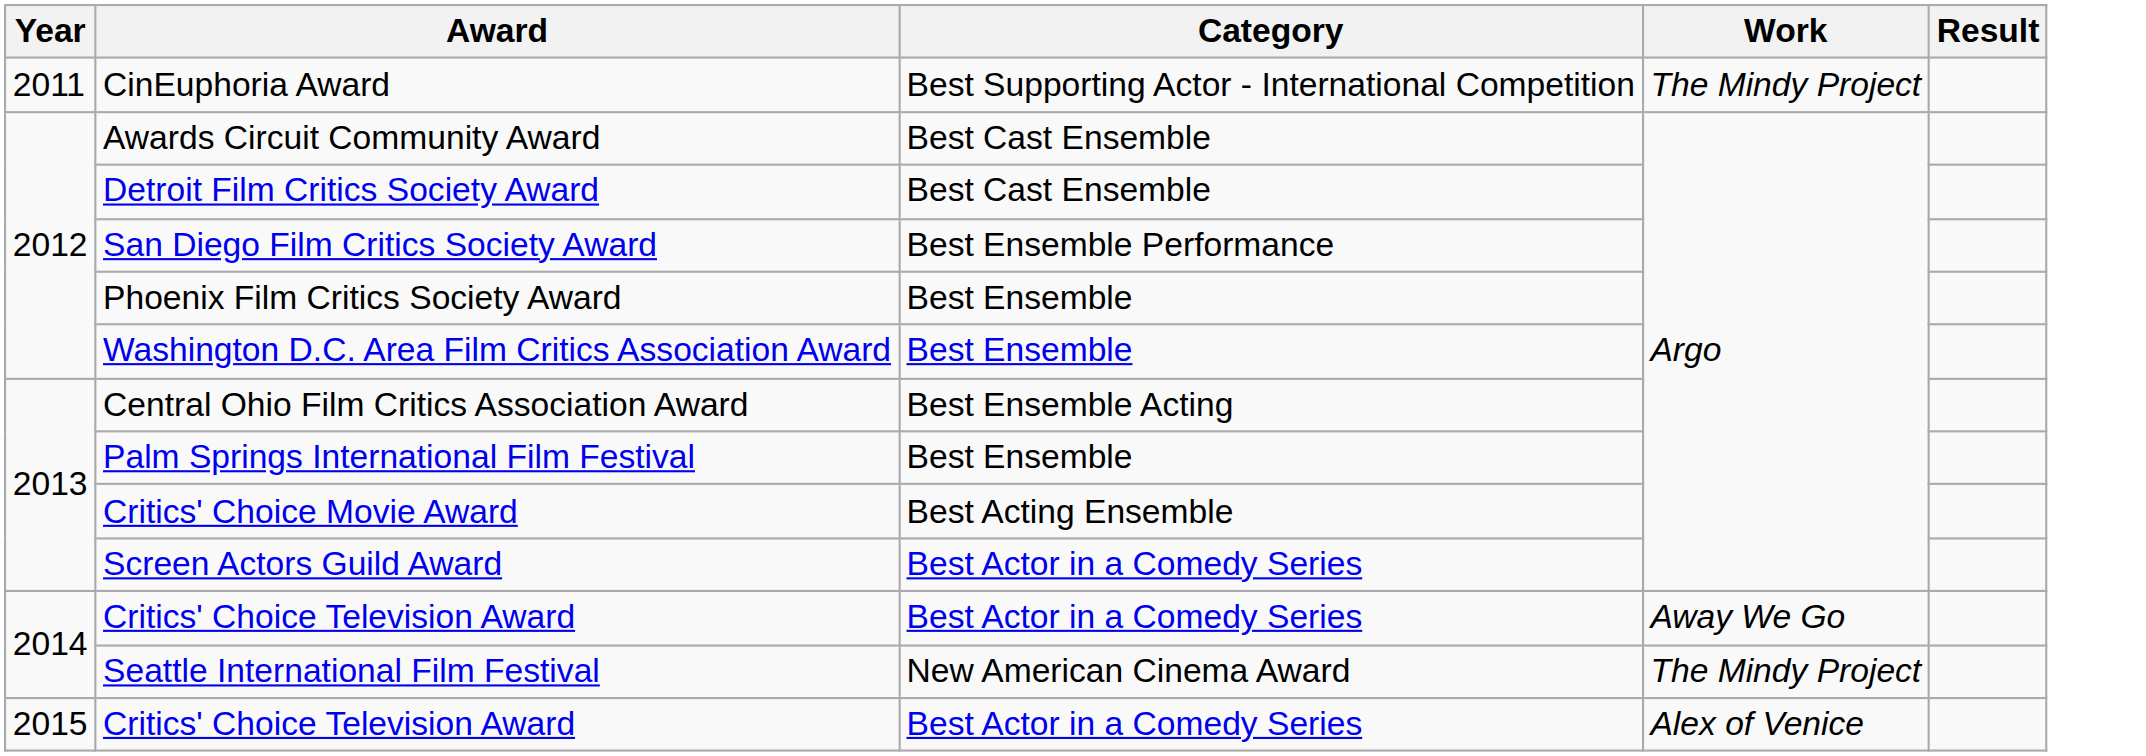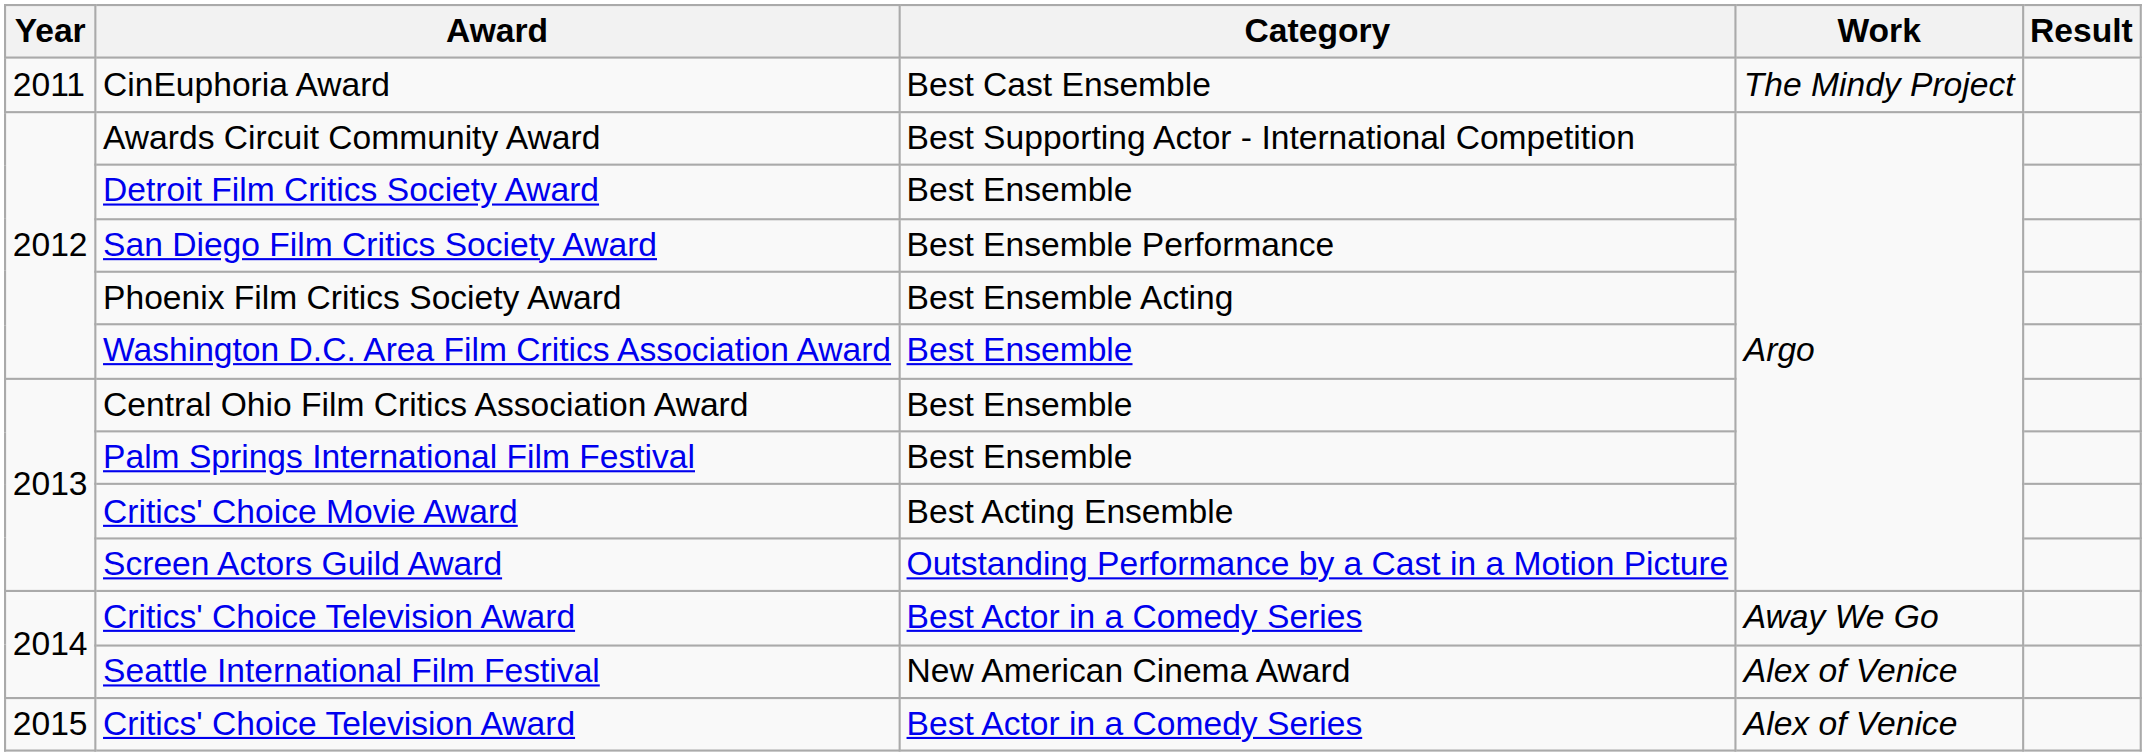(1271, 84) Best Supporting Actor - International Competition -> (1059, 84) Best Cast Ensemble
(1059, 137) Best Cast Ensemble -> (1271, 137) Best Supporting Actor - International Competition
(1059, 191) Best Cast Ensemble -> (1020, 191) Best Ensemble
(1020, 297) Best Ensemble -> (1070, 297) Best Ensemble Acting
(1070, 404) Best Ensemble Acting -> (1020, 404) Best Ensemble
(1134, 564) Best Actor in a Comedy Series -> (1317, 564) Outstanding Performance by a Cast in a Motion Picture
(1786, 670) The Mindy Project -> (1851, 670) Alex of Venice
